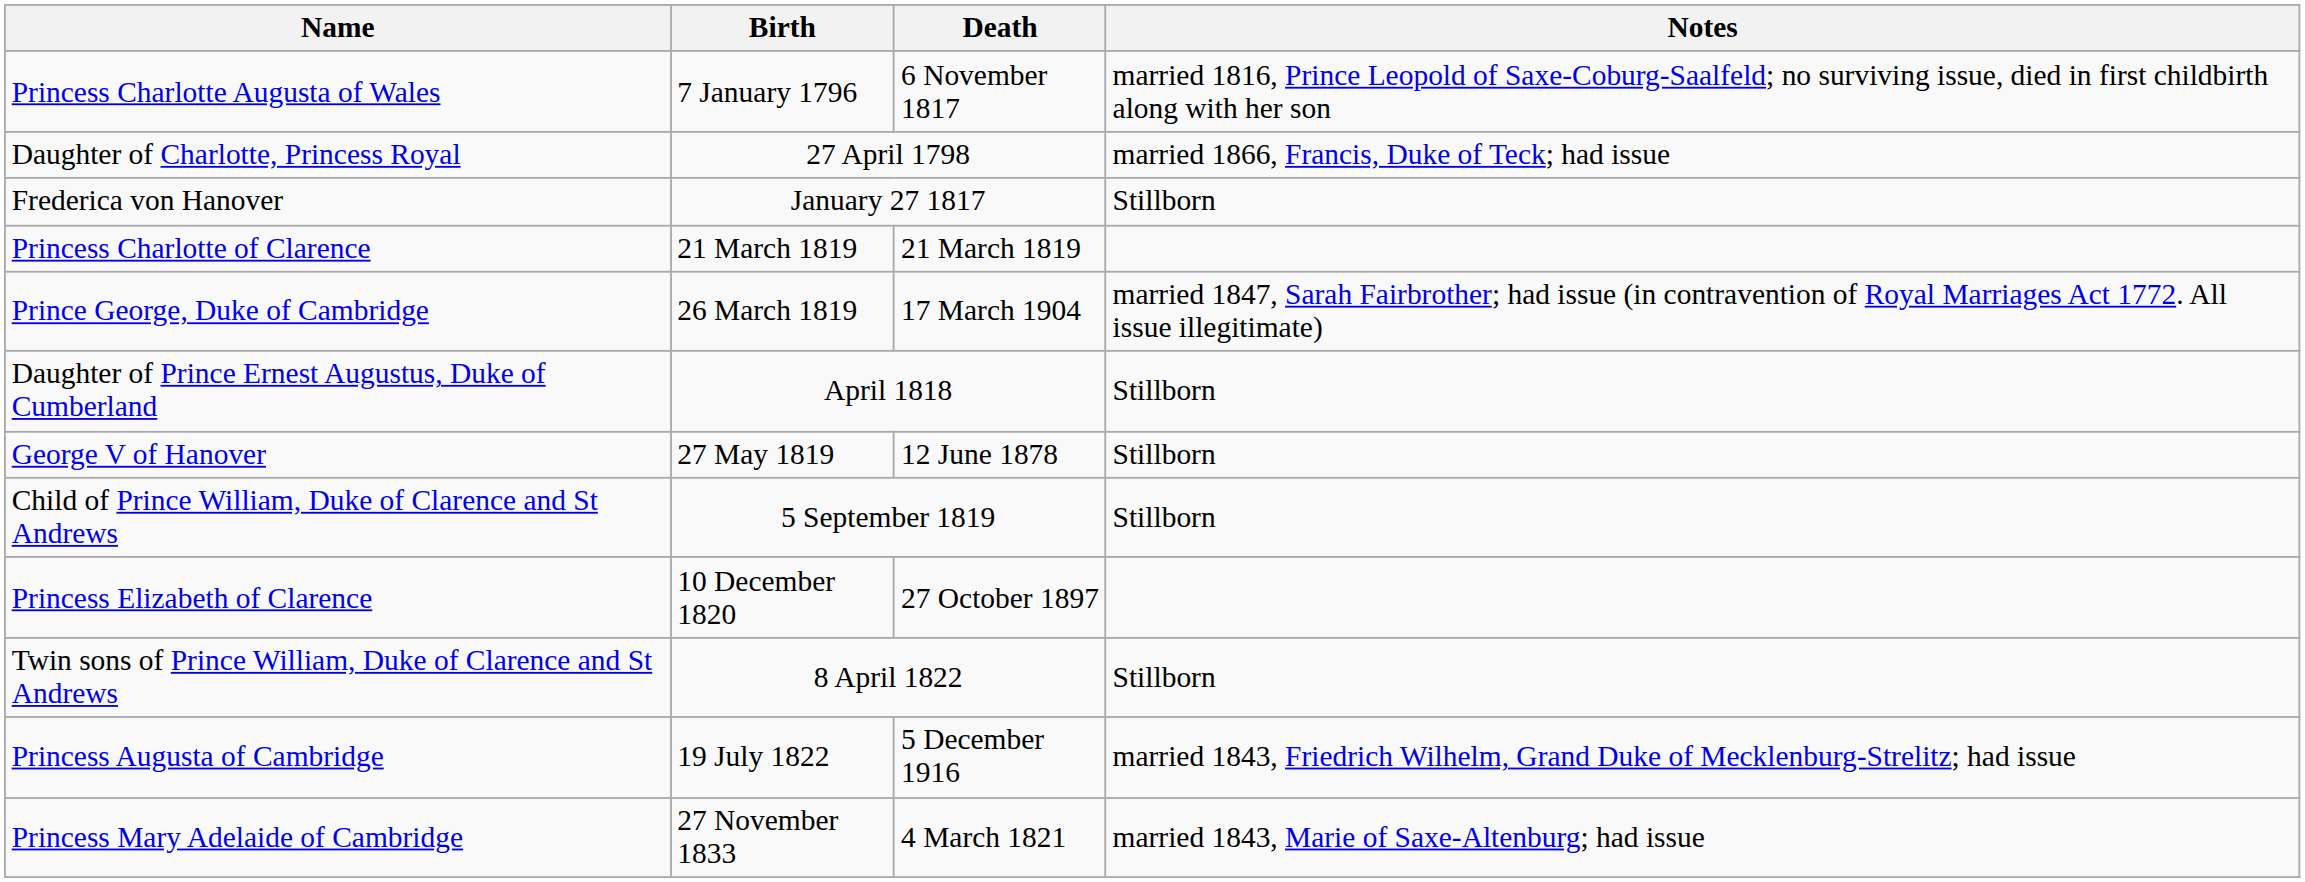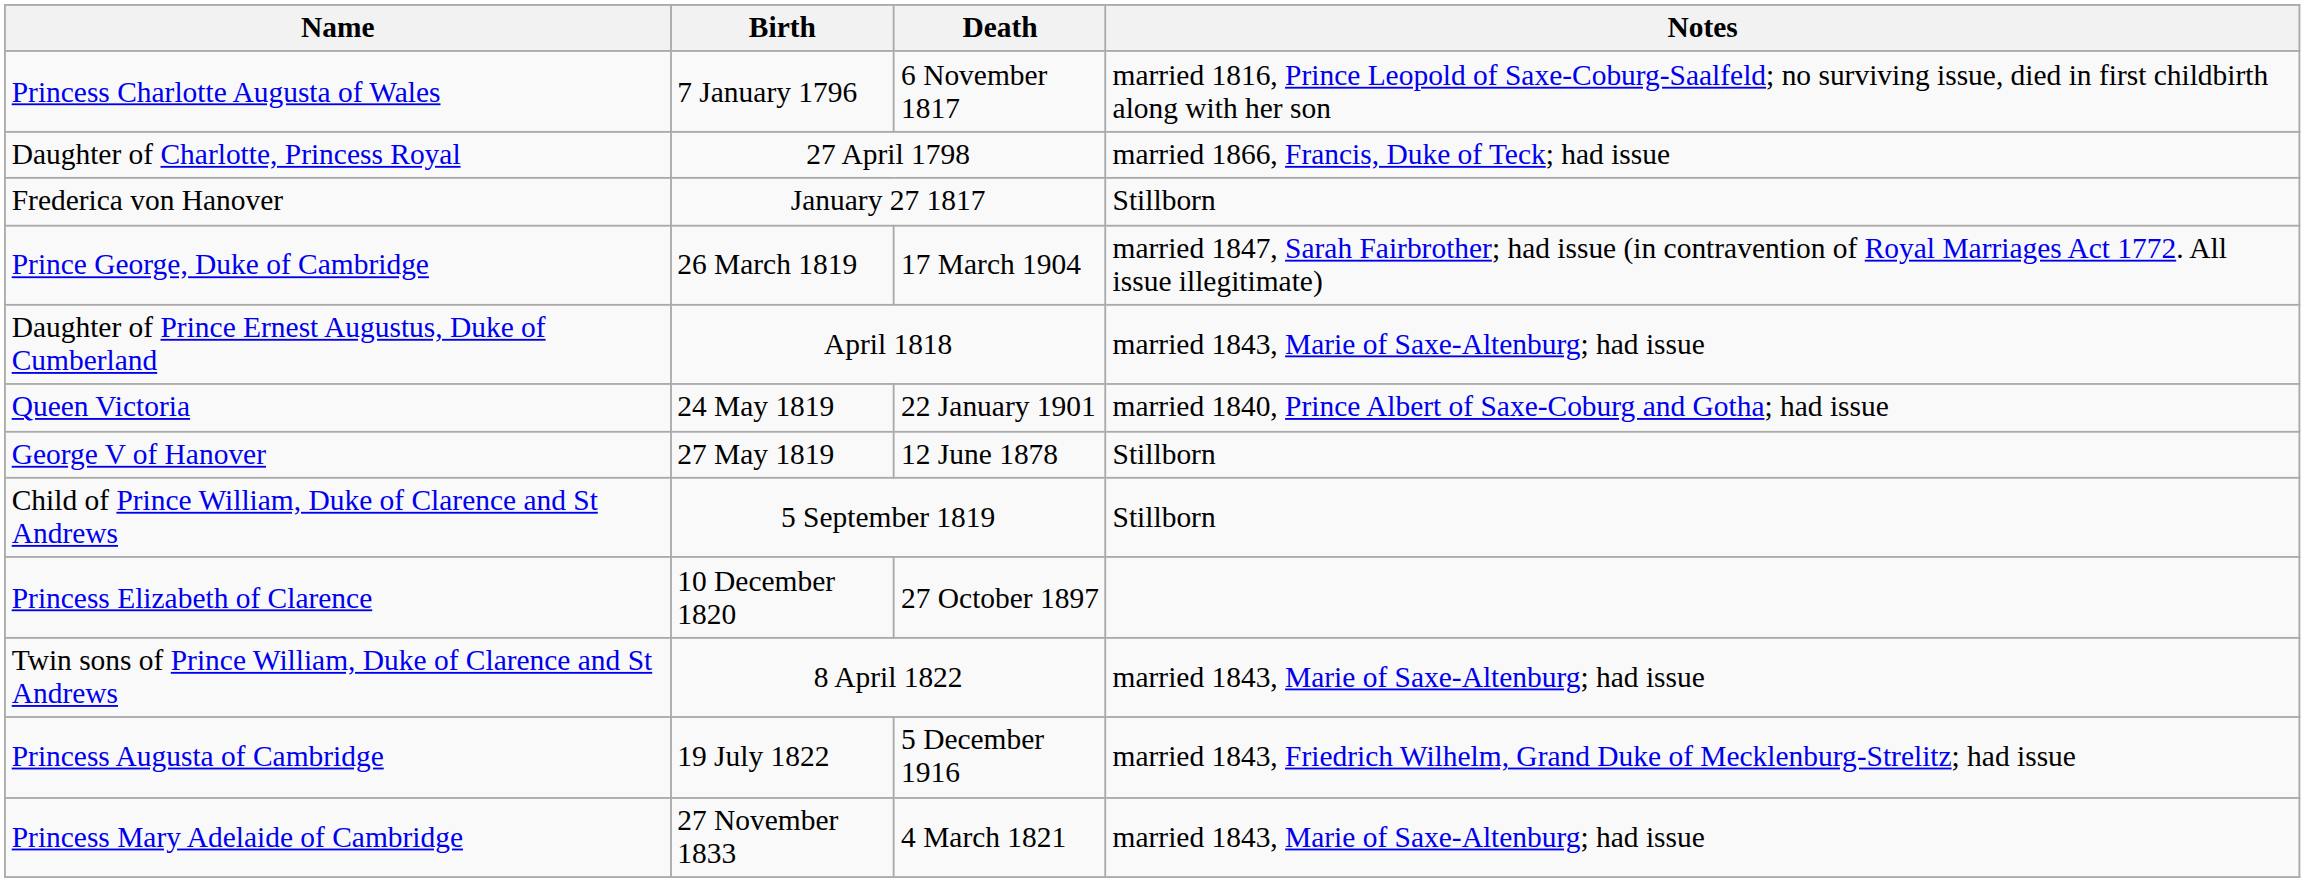- row: (191, 247)
(1164, 390) Stillborn -> (1409, 344) married 1843, Marie of Saxe-Altenburg; had issue
+ row: (101, 407)
(1164, 676) Stillborn -> (1409, 676) married 1843, Marie of Saxe-Altenburg; had issue
